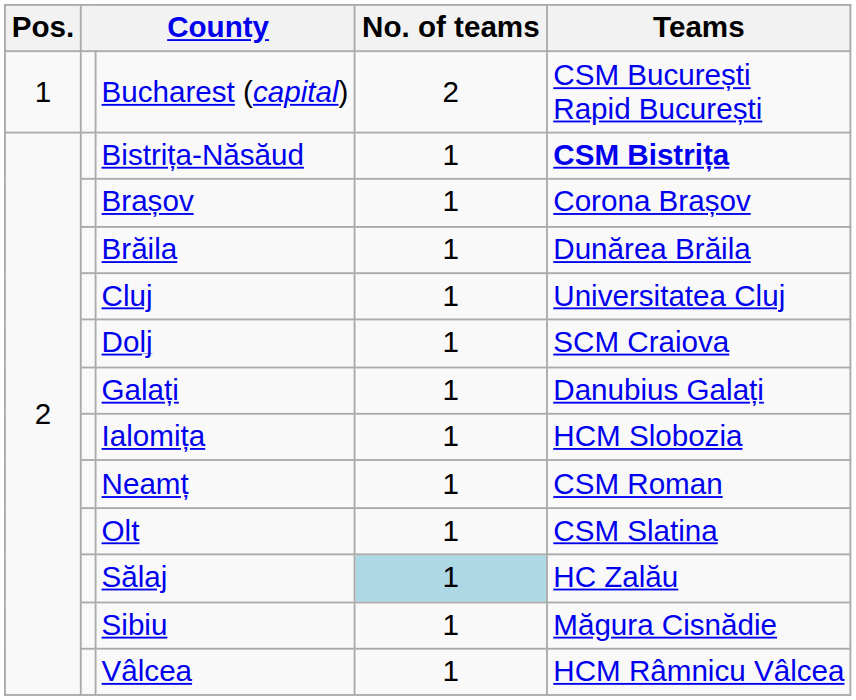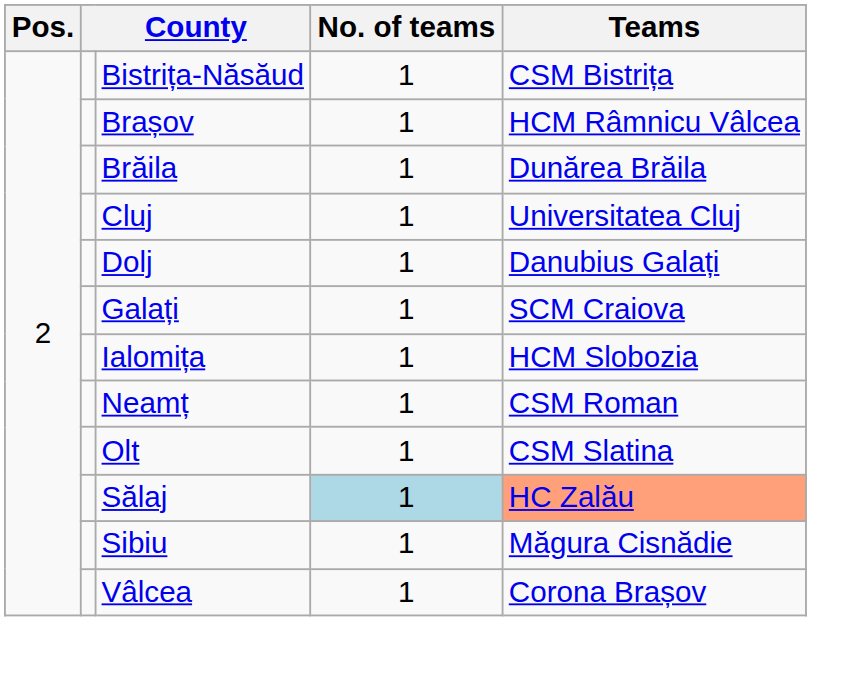- row: (225, 91)
(641, 155) bold -> (591, 74) normal
(652, 202) Corona Brașov -> (654, 121) HCM Râmnicu Vâlcea
(641, 342) SCM Craiova -> (614, 262) Danubius Galați
(659, 389) Danubius Galați -> (597, 309) SCM Craiova
(616, 577) no background -> (571, 497) lightsalmon background
(699, 671) HCM Râmnicu Vâlcea -> (608, 591) Corona Brașov
